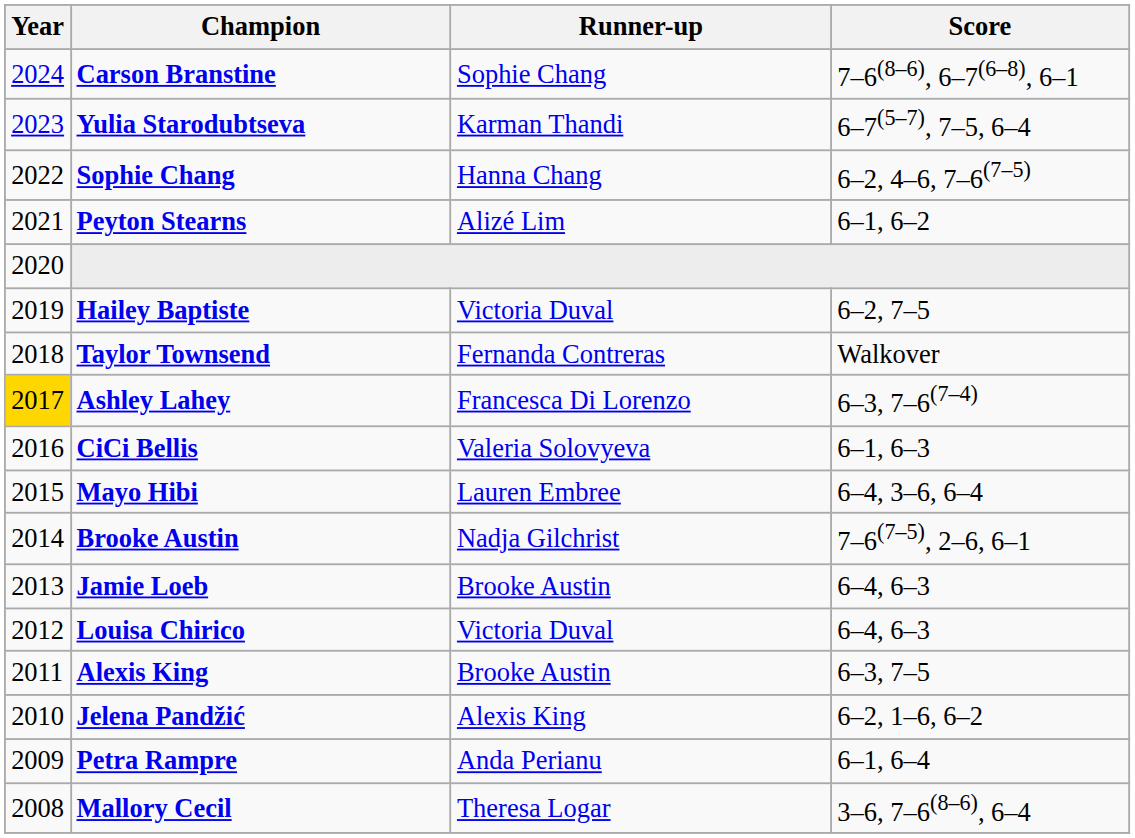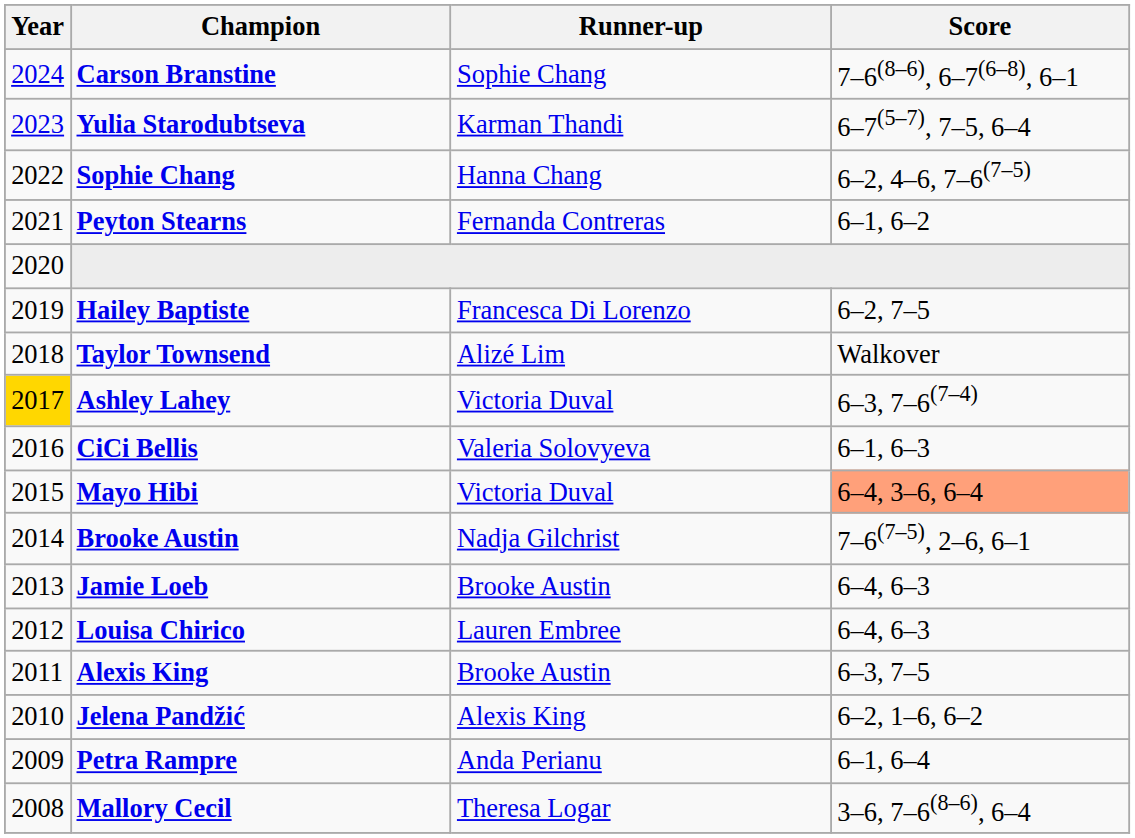(511, 222) Alizé Lim -> (561, 222) Fernanda Contreras
(535, 309) Victoria Duval -> (574, 309) Francesca Di Lorenzo
(561, 353) Fernanda Contreras -> (511, 353) Alizé Lim
(574, 400) Francesca Di Lorenzo -> (535, 400) Victoria Duval
(539, 491) Lauren Embree -> (535, 491) Victoria Duval
(910, 491) no background -> (910, 491) lightsalmon background
(535, 629) Victoria Duval -> (539, 629) Lauren Embree
